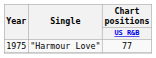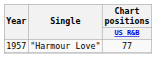(16, 46) 1975 -> (16, 46) 1957
